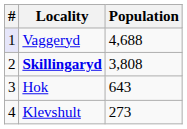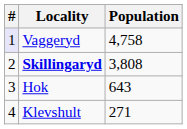(126, 40) 4,688 -> (126, 40) 4,758
(120, 111) 273 -> (120, 111) 271
